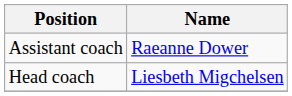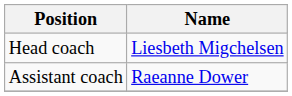rows swapped: (52, 76) <-> (66, 47)
